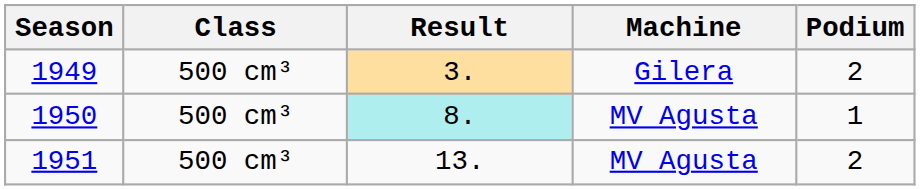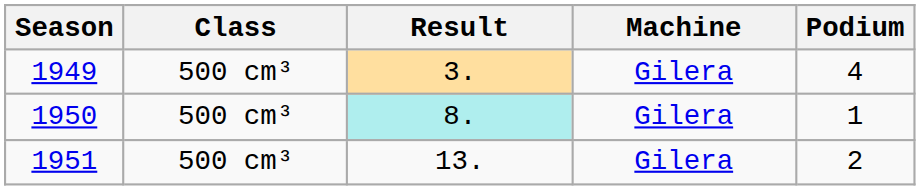(855, 72) 2 -> (855, 72) 4
(684, 117) MV Agusta -> (684, 117) Gilera
(684, 162) MV Agusta -> (684, 162) Gilera
